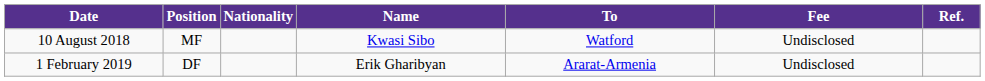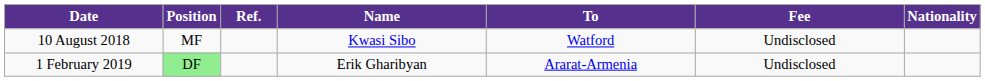columns swapped: (258, 16) <-> (952, 16)
(191, 64) no background -> (191, 64) lightgreen background
